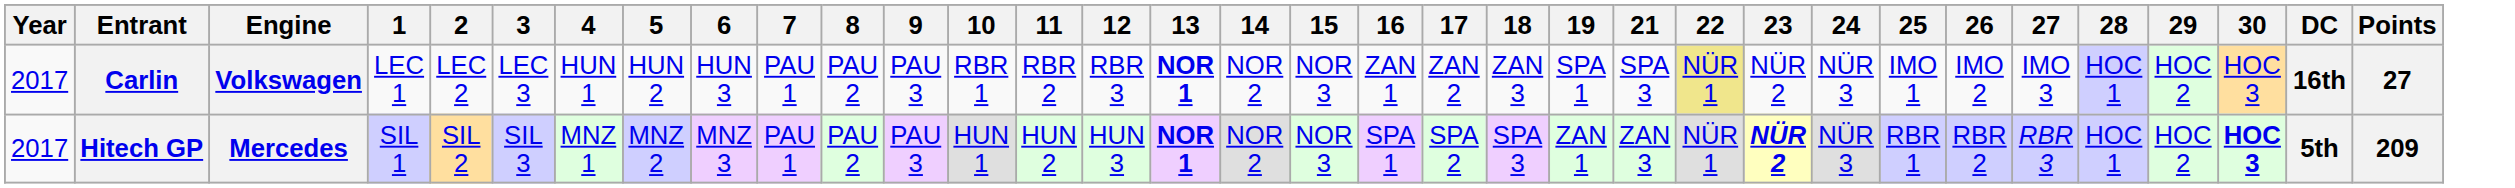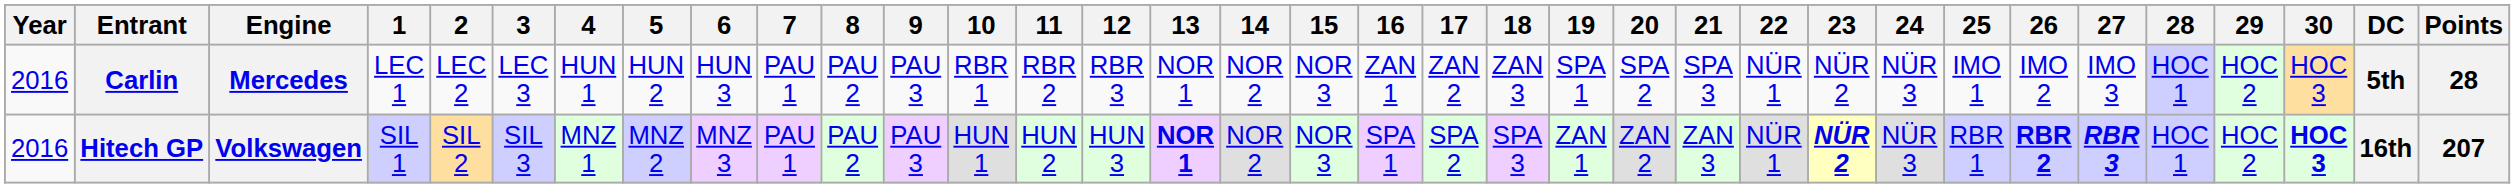+ column: (1645, 25)
(40, 79) 2017 -> (40, 79) 2016
(289, 79) Volkswagen -> (289, 79) Mercedes
(1185, 79) bold -> (1185, 79) normal
(1710, 79) khaki background -> (1774, 79) no background
(2320, 79) 16th -> (2386, 79) 5th
(2397, 79) 27 -> (2464, 79) 28
(40, 148) 2017 -> (40, 148) 2016
(289, 148) Mercedes -> (289, 148) Volkswagen
(1980, 148) normal -> (2044, 148) bold
(2046, 148) normal -> (2112, 148) bold
(2320, 148) 5th -> (2386, 148) 16th
(2397, 148) 209 -> (2464, 148) 207
